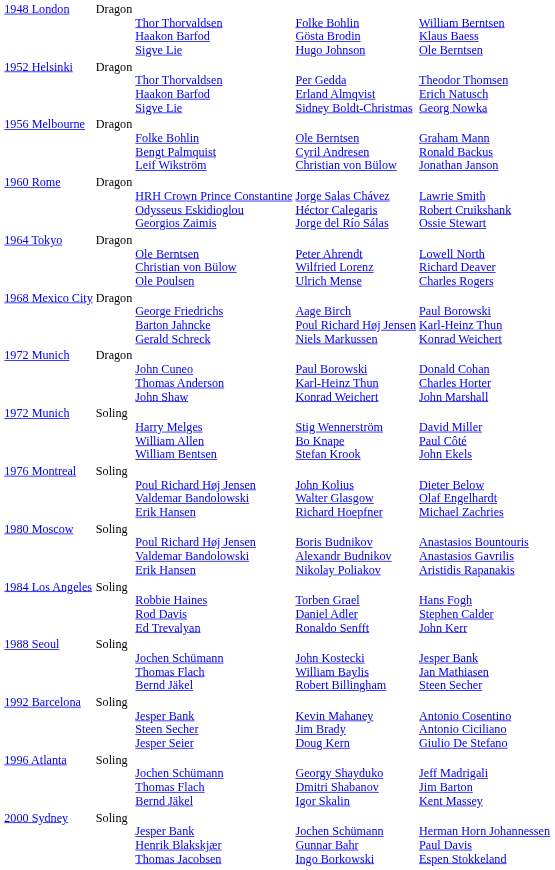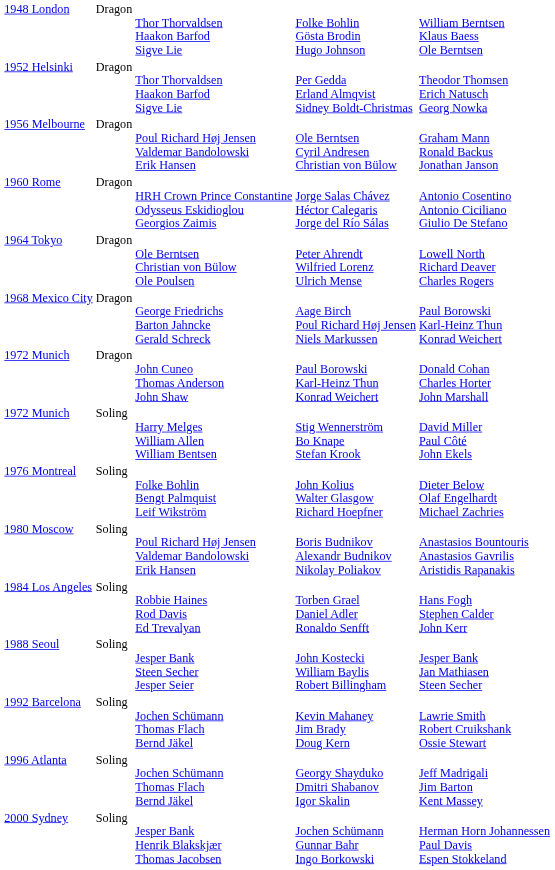(176, 152) Folke Bohlin Bengt Palmquist Leif Wikström -> (196, 152) Poul Richard Høj Jensen Valdemar Bandolowski Erik Hansen
(465, 209) Lawrie Smith Robert Cruikshank Ossie Stewart -> (465, 209) Antonio Cosentino Antonio Ciciliano Giulio De Stefano
(196, 498) Poul Richard Høj Jensen Valdemar Bandolowski Erik Hansen -> (176, 498) Folke Bohlin Bengt Palmquist Leif Wikström
(179, 671) Jochen Schümann Thomas Flach Bernd Jäkel -> (167, 671) Jesper Bank Steen Secher Jesper Seier
(167, 729) Jesper Bank Steen Secher Jesper Seier -> (179, 729) Jochen Schümann Thomas Flach Bernd Jäkel
(465, 729) Antonio Cosentino Antonio Ciciliano Giulio De Stefano -> (465, 729) Lawrie Smith Robert Cruikshank Ossie Stewart
